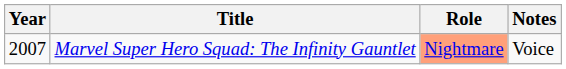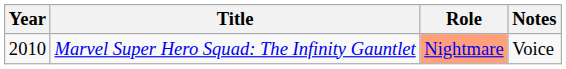(27, 48) 2007 -> (27, 48) 2010
